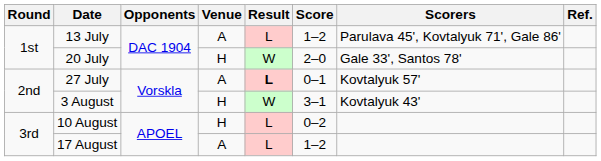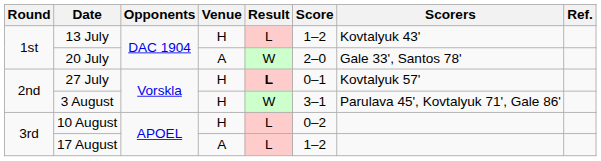(222, 36) A -> (222, 36) H
(450, 36) Parulava 45', Kovtalyuk 71', Gale 86' -> (380, 36) Kovtalyuk 43'
(222, 58) H -> (222, 58) A
(222, 79) A -> (222, 79) H
(380, 101) Kovtalyuk 43' -> (450, 101) Parulava 45', Kovtalyuk 71', Gale 86'
